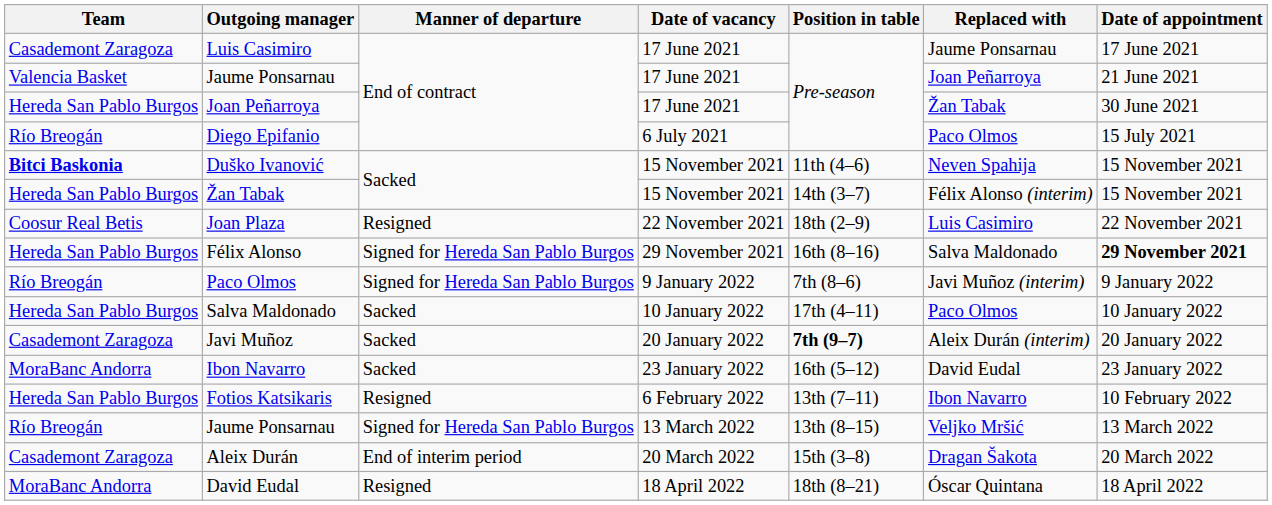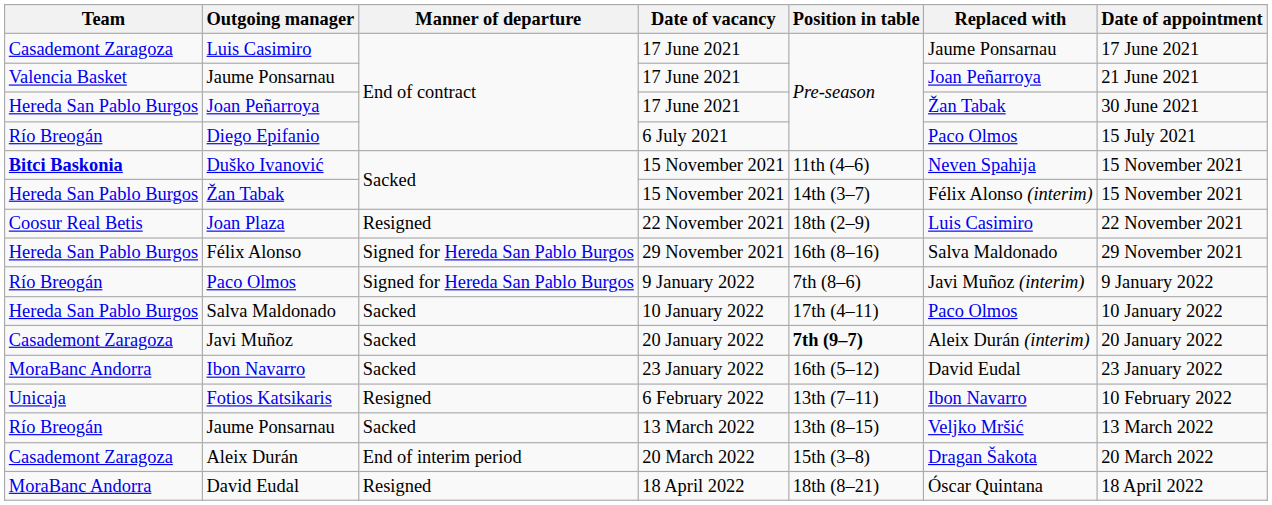(1174, 252) bold -> (1172, 252) normal
(103, 398) Hereda San Pablo Burgos -> (37, 398) Unicaja
(498, 427) Signed for Hereda San Pablo Burgos -> (389, 427) Sacked
